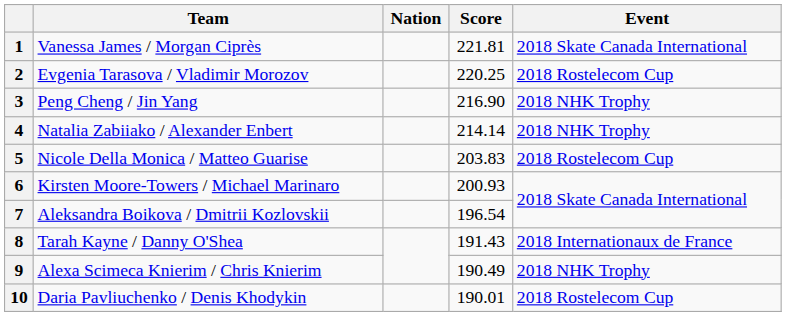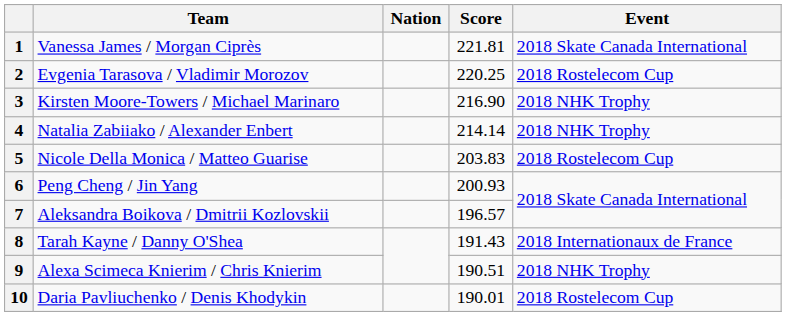(118, 102) Peng Cheng / Jin Yang -> (188, 102) Kirsten Moore-Towers / Michael Marinaro
(188, 185) Kirsten Moore-Towers / Michael Marinaro -> (118, 185) Peng Cheng / Jin Yang
(481, 213) 196.54 -> (481, 213) 196.57
(481, 269) 190.49 -> (481, 269) 190.51
